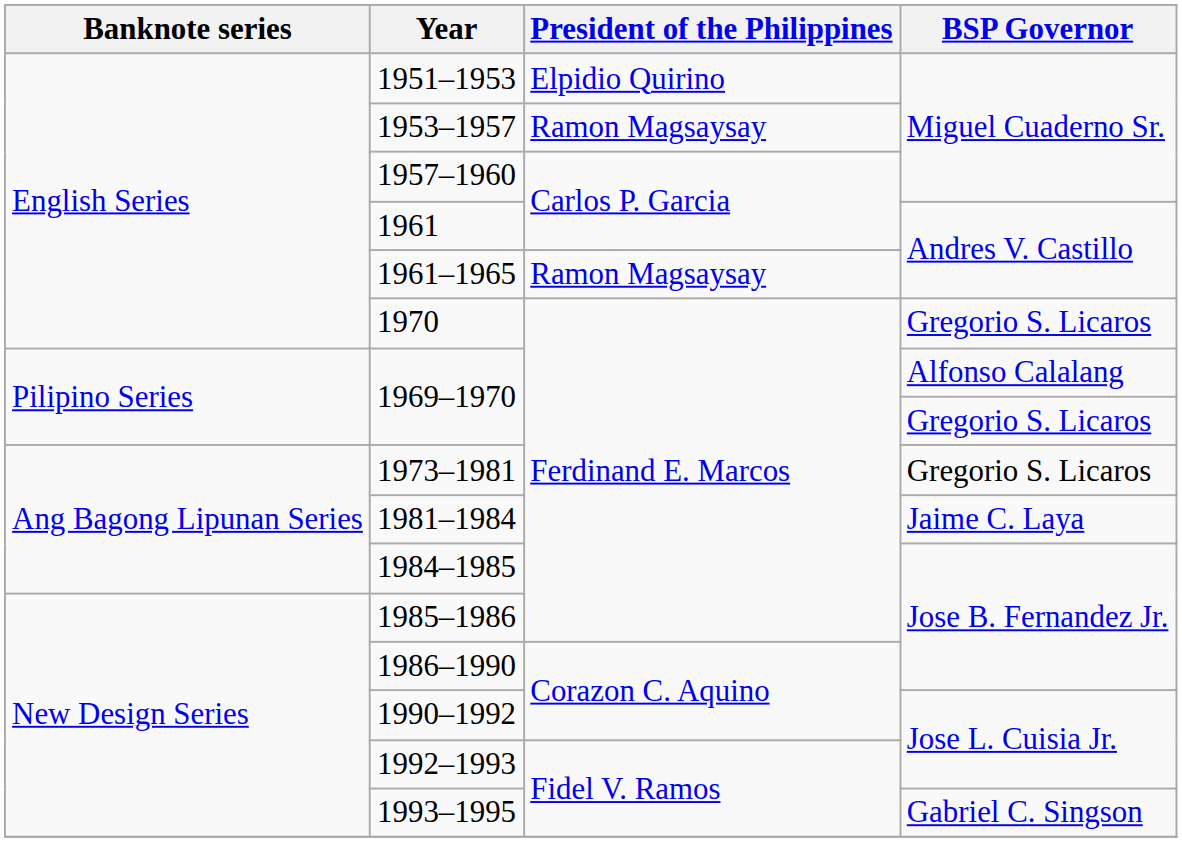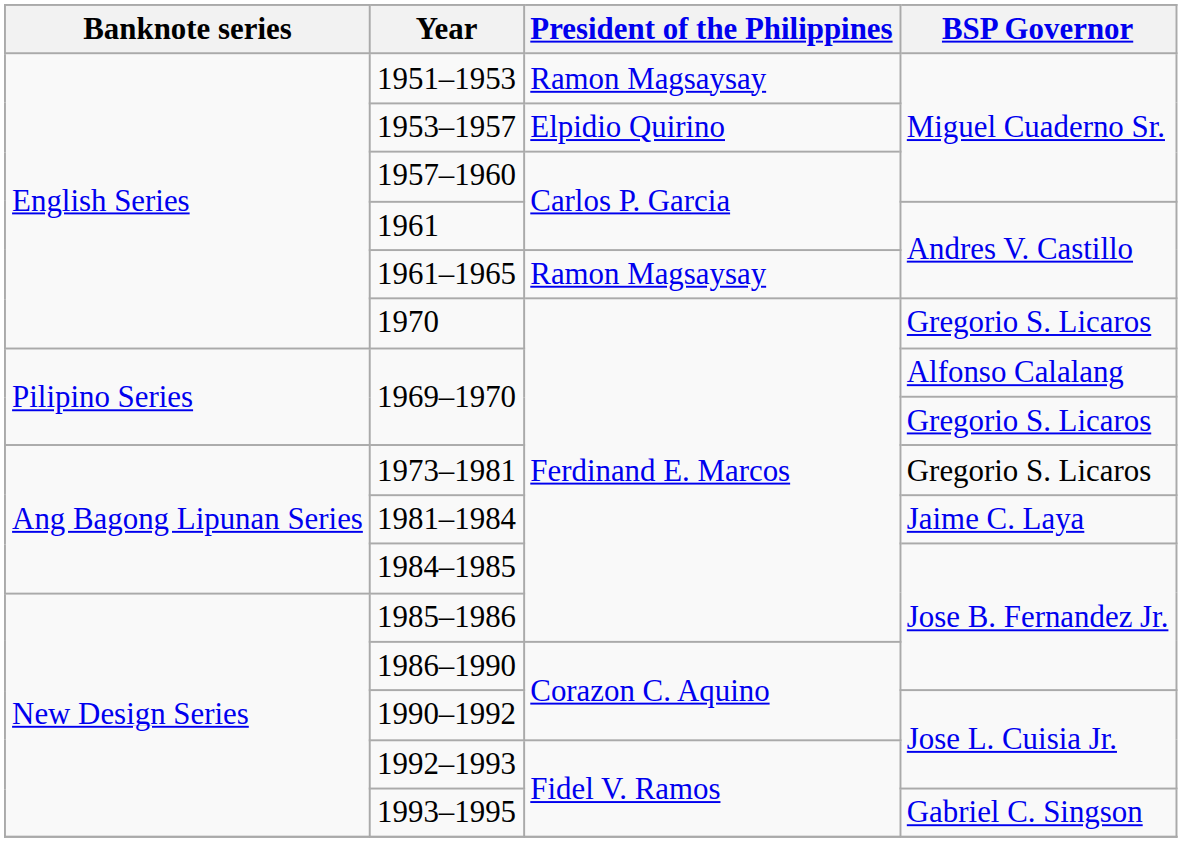(628, 77) Elpidio Quirino -> (648, 77) Ramon Magsaysay
(648, 126) Ramon Magsaysay -> (628, 126) Elpidio Quirino
